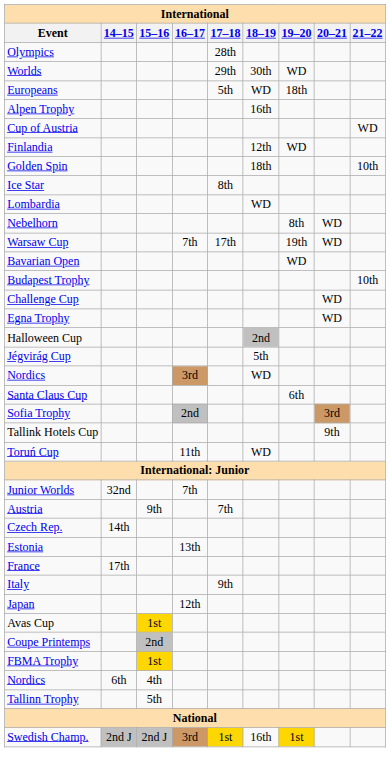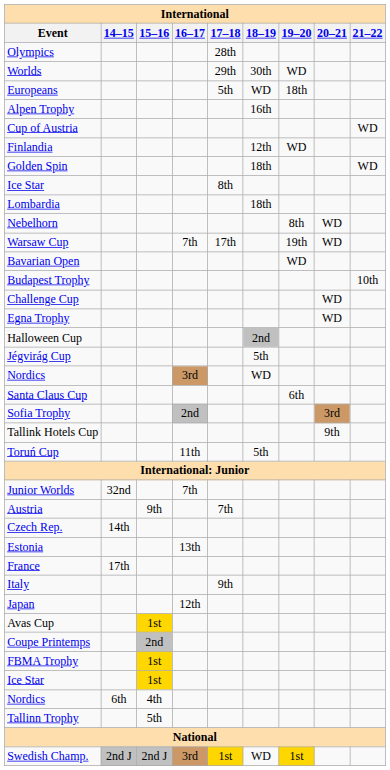(368, 166) 10th -> (368, 166) WD
(261, 204) WD -> (261, 204) 18th
(261, 451) WD -> (261, 451) 5th
+ row: (26, 680)
(261, 737) 16th -> (261, 756) WD
